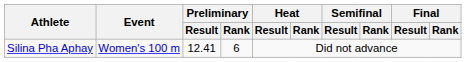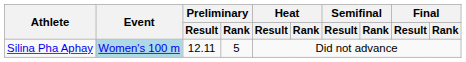(139, 49) no background -> (139, 49) lightblue background
(202, 49) 12.41 -> (202, 49) 12.11
(236, 49) 6 -> (236, 49) 5
